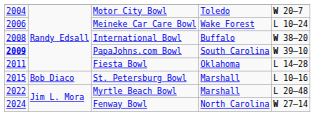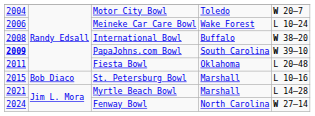(291, 64) L 14–28 -> (291, 64) L 20–48
(16, 91) 2022 -> (16, 91) 2021
(291, 91) L 20–48 -> (291, 91) L 14–28
